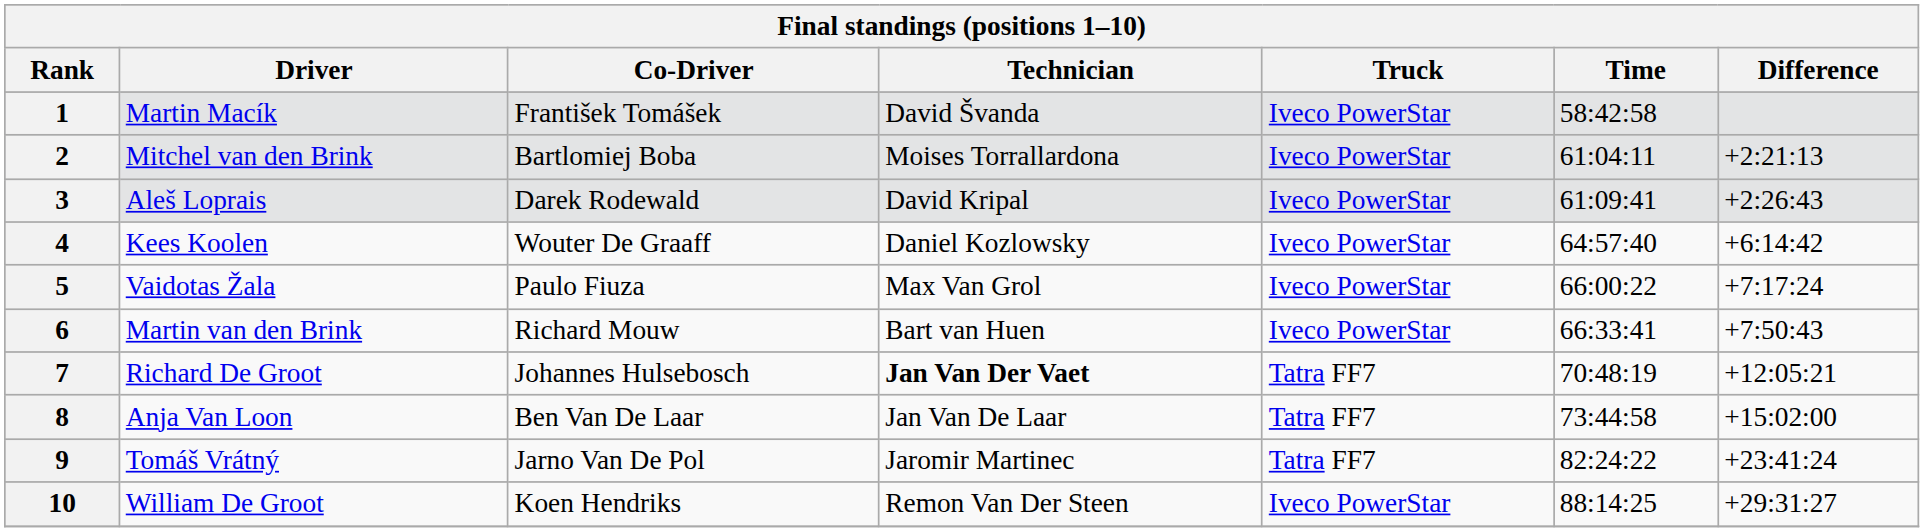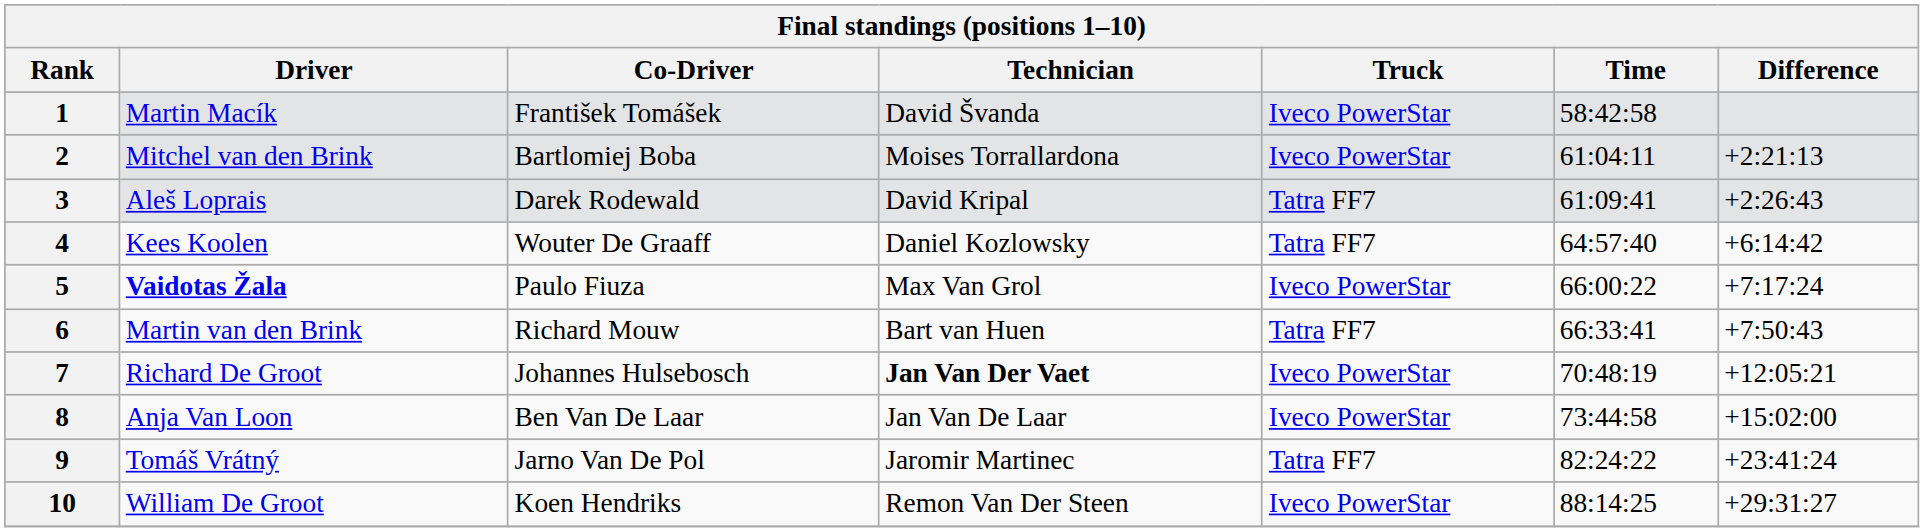(1360, 199) Iveco PowerStar -> (1322, 199) Tatra FF7
(1360, 243) Iveco PowerStar -> (1322, 243) Tatra FF7
(201, 286) normal -> (206, 286) bold
(1360, 329) Iveco PowerStar -> (1322, 329) Tatra FF7
(1322, 373) Tatra FF7 -> (1360, 373) Iveco PowerStar
(1322, 416) Tatra FF7 -> (1360, 416) Iveco PowerStar
